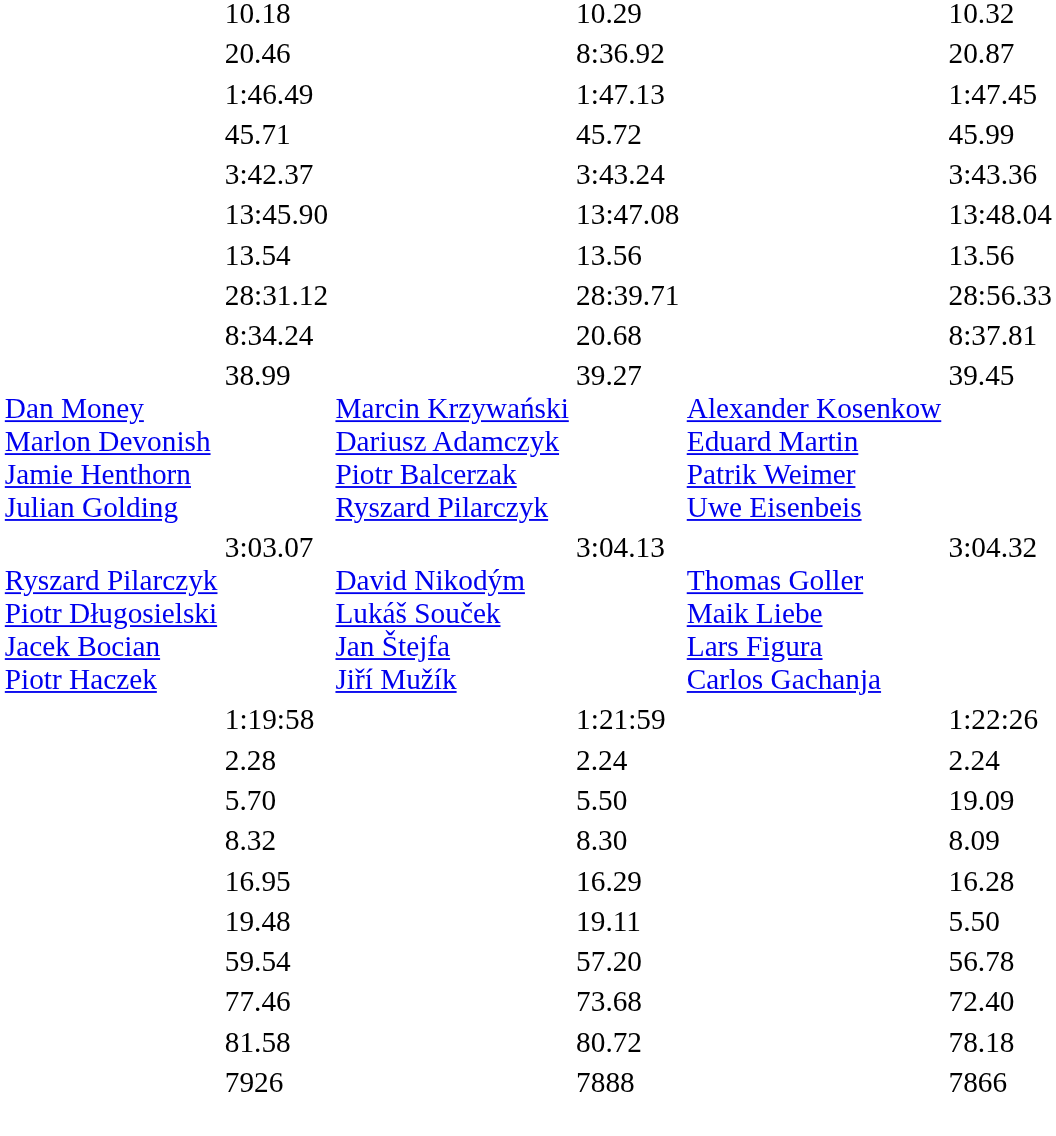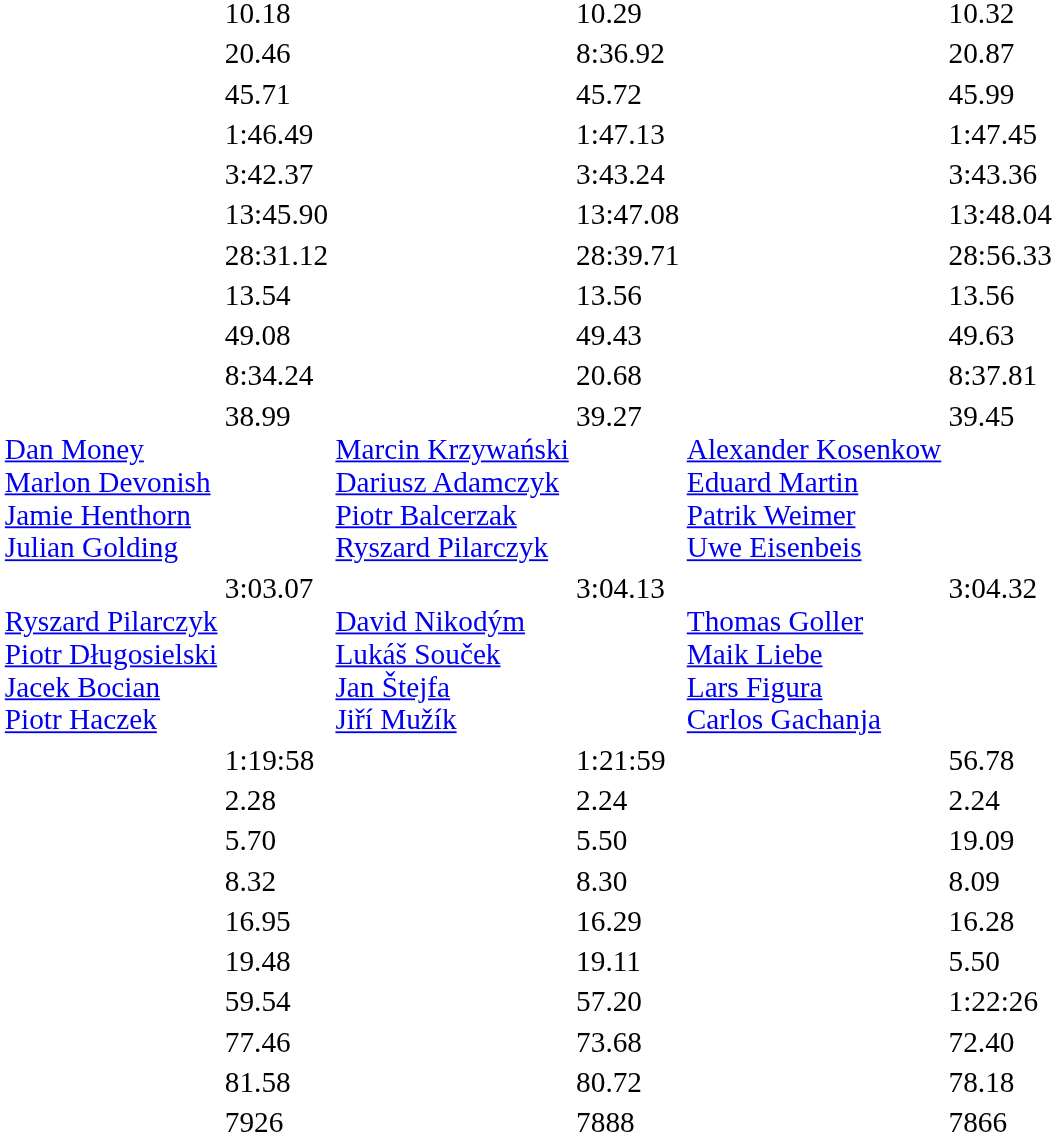rows swapped: (258, 134) <-> (269, 94)
rows swapped: (276, 295) <-> (258, 255)
+ row: (258, 335)
(993, 719) 1:22:26 -> (982, 760) 56.78
(982, 961) 56.78 -> (993, 1001) 1:22:26
